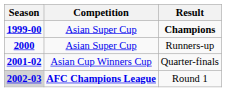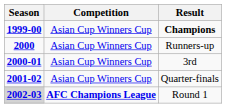(101, 29) Asian Super Cup -> (101, 29) Asian Cup Winners Cup
(101, 45) Asian Super Cup -> (101, 45) Asian Cup Winners Cup
+ row: (190, 62)
